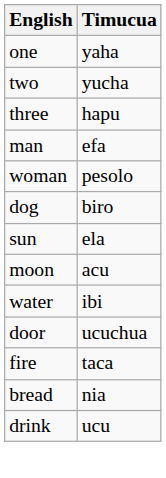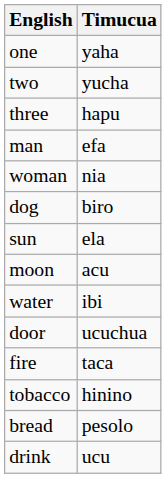(107, 176) pesolo -> (94, 176) nia
+ row: (40, 394)
(94, 394) nia -> (107, 425) pesolo
